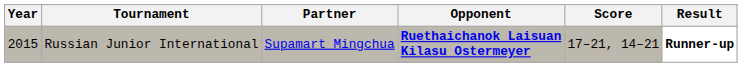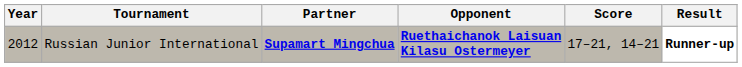(23, 44) 2015 -> (23, 44) 2012
(330, 44) normal -> (330, 44) bold
